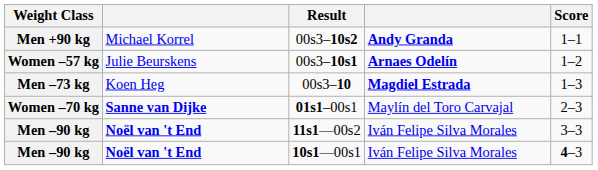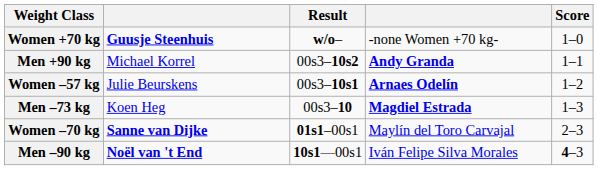+ row: (328, 38)
- row: (327, 130)
